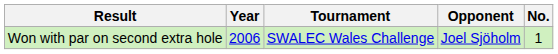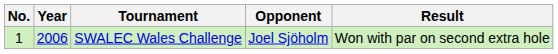columns swapped: (538, 16) <-> (115, 16)
